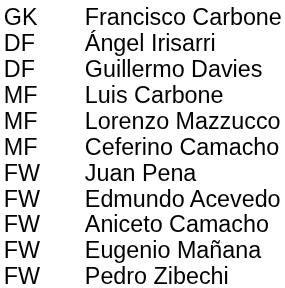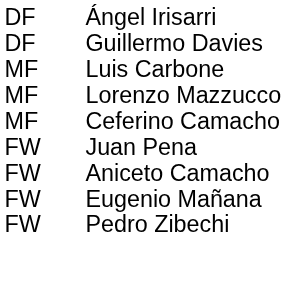- row: (183, 17)
- row: (183, 198)
